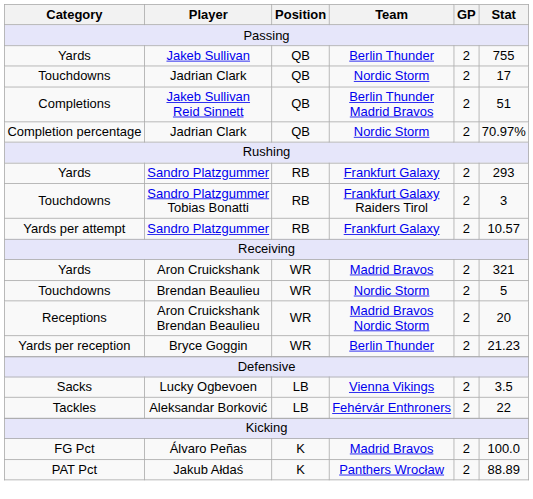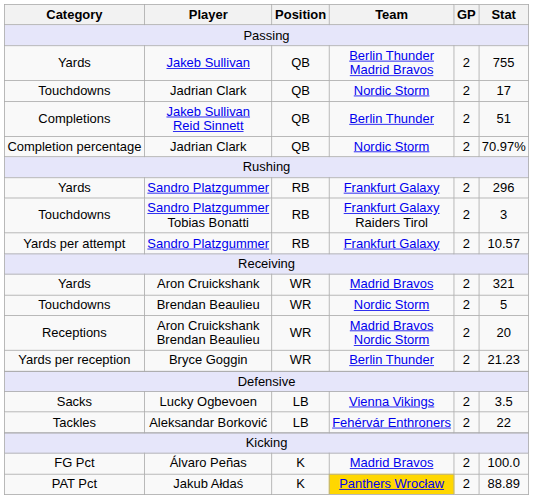(392, 55) Berlin Thunder -> (392, 63) Berlin Thunder Madrid Bravos
(392, 104) Berlin Thunder Madrid Bravos -> (392, 118) Berlin Thunder
(504, 173) 293 -> (504, 187) 296
(392, 469) no background -> (392, 484) gold background
